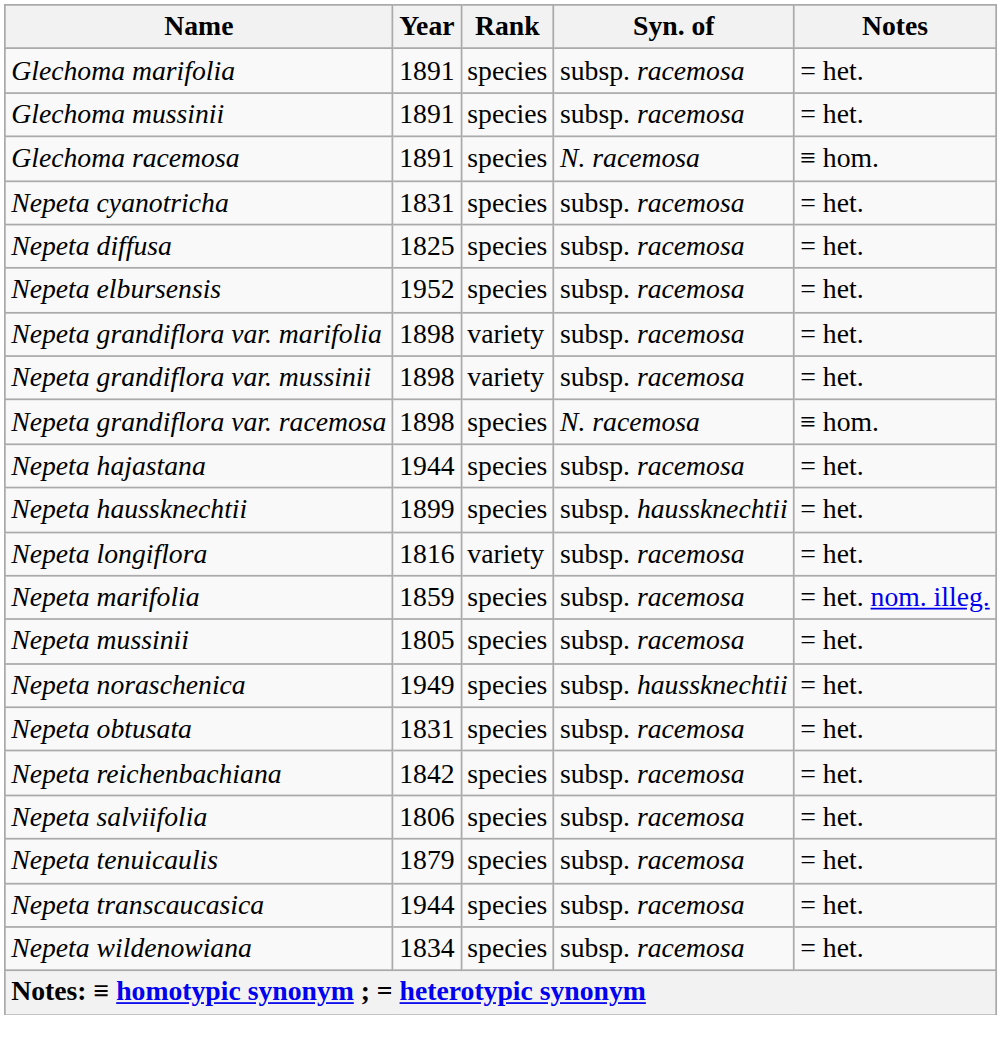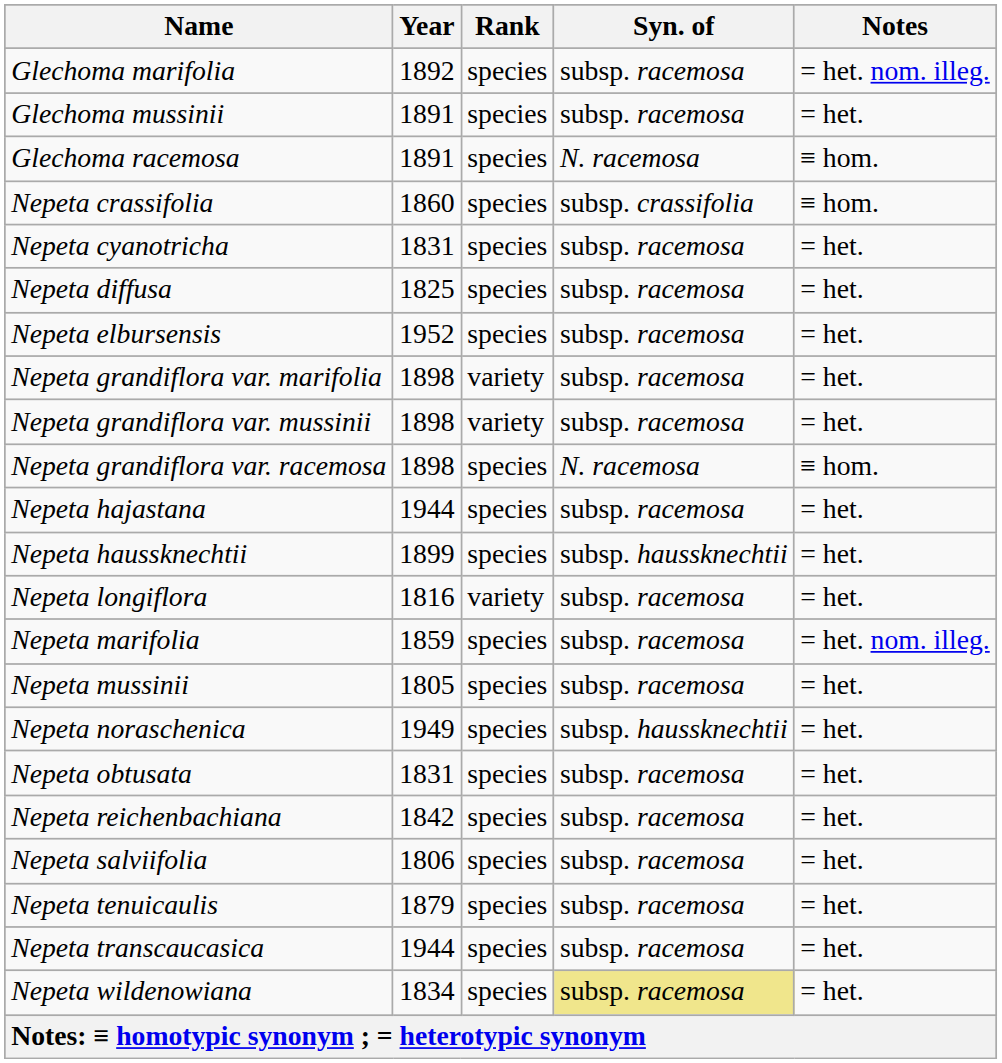(427, 70) 1891 -> (427, 70) 1892
(832, 70) = het. -> (895, 70) = het. nom. illeg.
+ row: (112, 202)
(652, 948) no background -> (652, 992) khaki background
